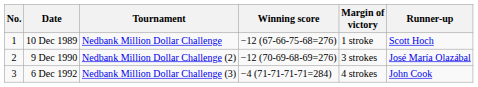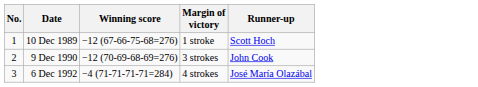- column: (159, 18)
(430, 57) José María Olazábal -> (252, 57) John Cook
(411, 74) John Cook -> (271, 74) José María Olazábal
